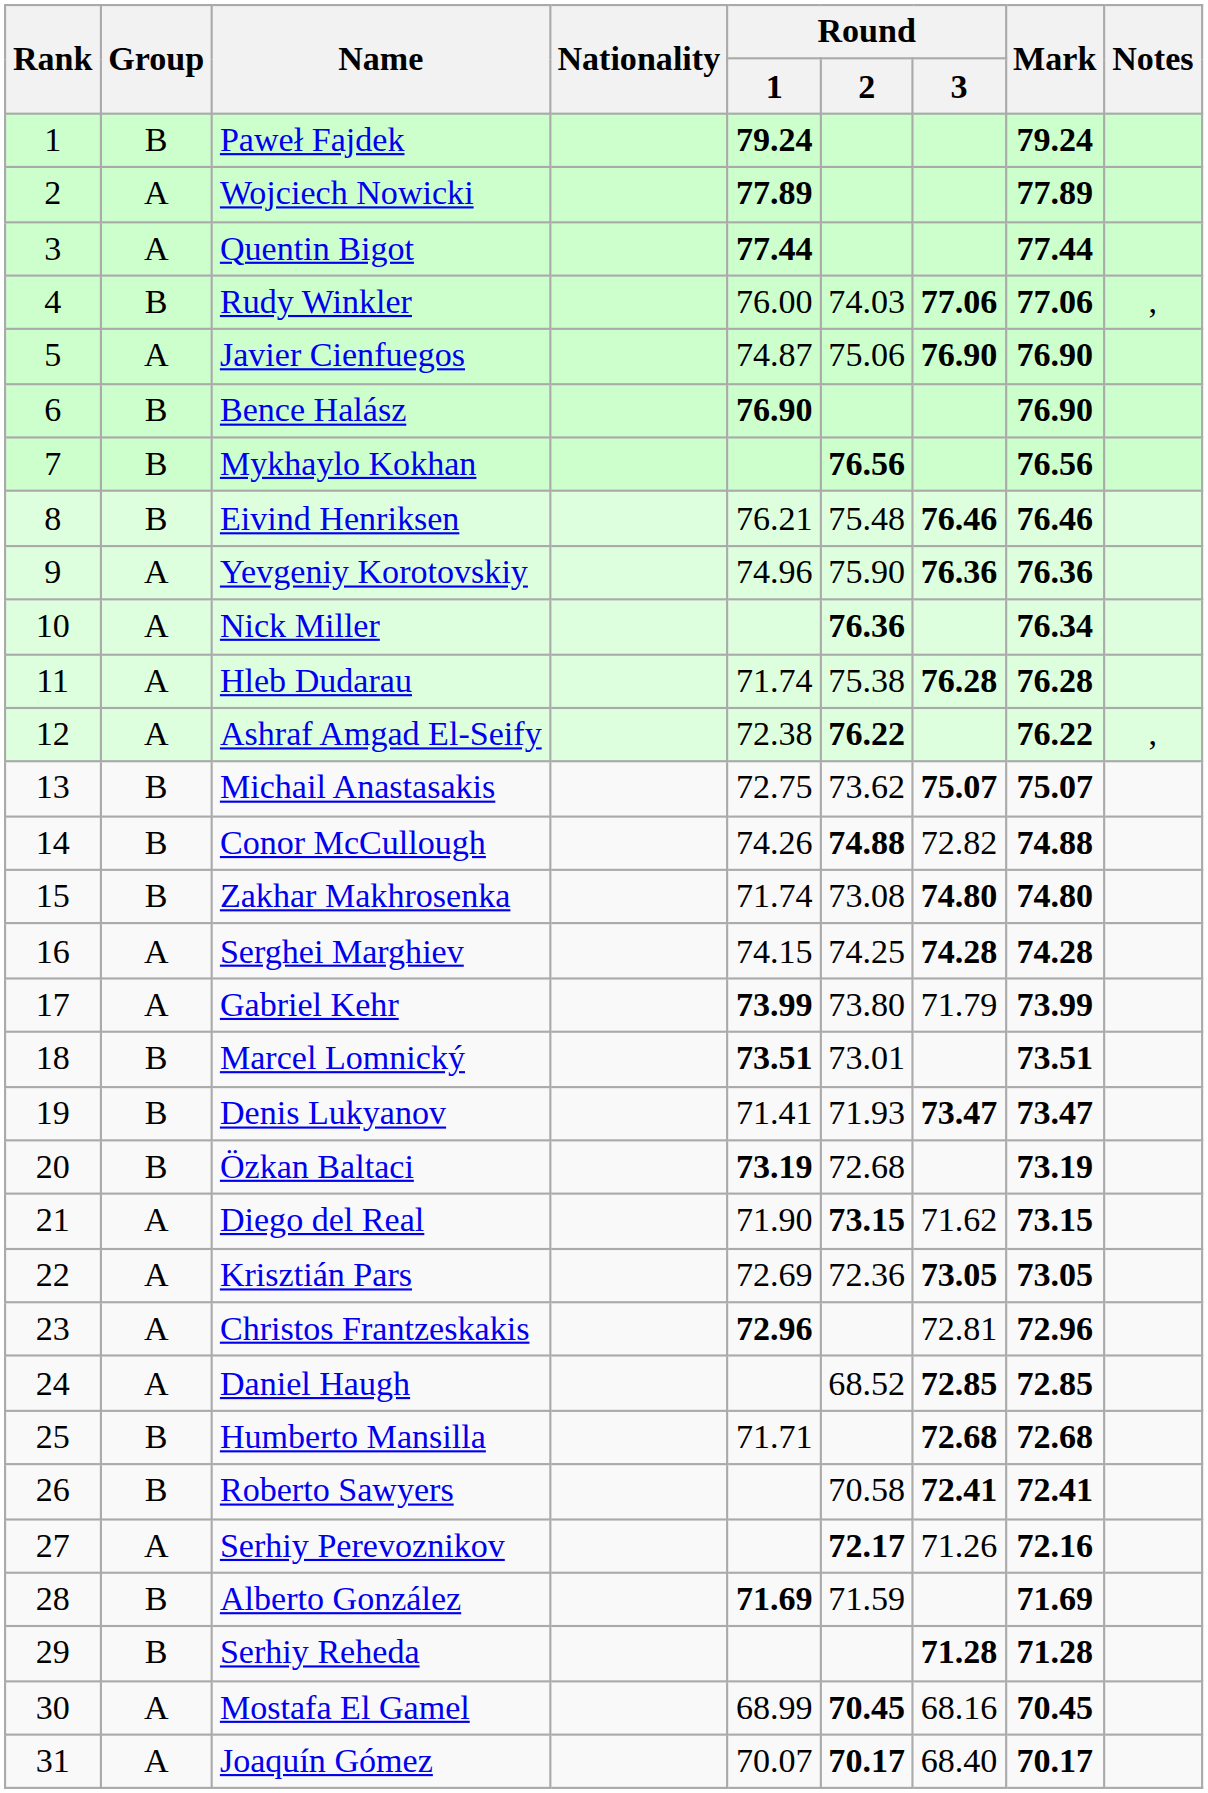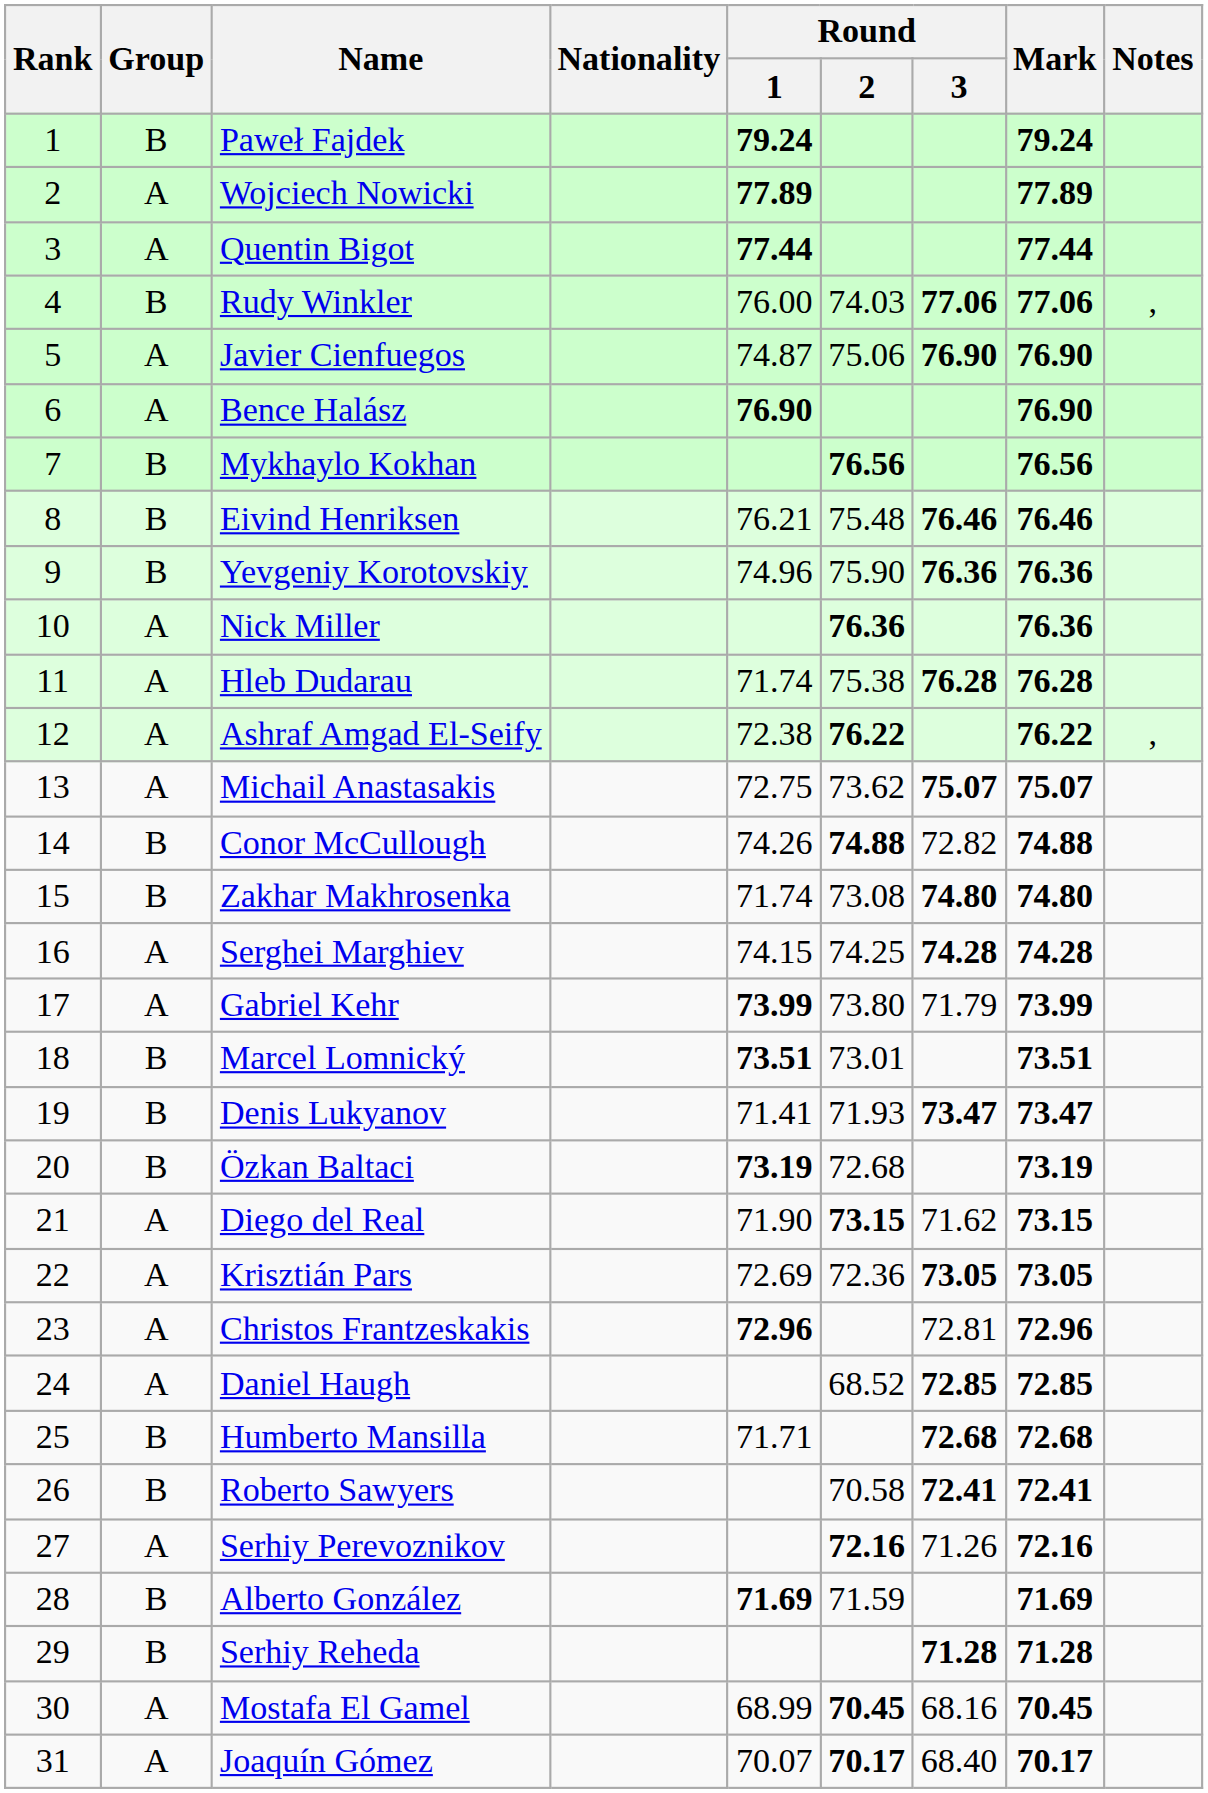(156, 409) B -> (156, 409) A
(156, 572) A -> (156, 572) B
(1055, 626) 76.34 -> (1055, 626) 76.36
(156, 788) B -> (156, 788) A
(867, 1544) 72.17 -> (867, 1544) 72.16
